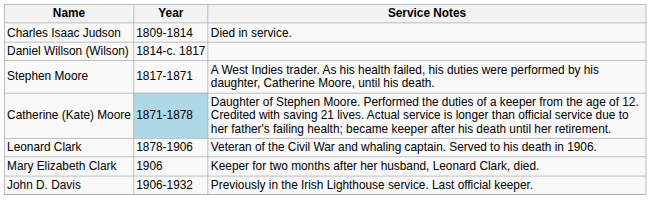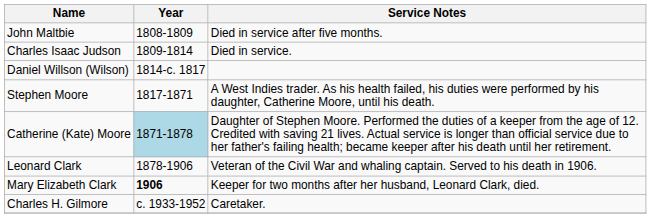+ row: (41, 32)
(149, 166) normal -> (149, 185) bold
- row: (44, 185)
+ row: (57, 204)
